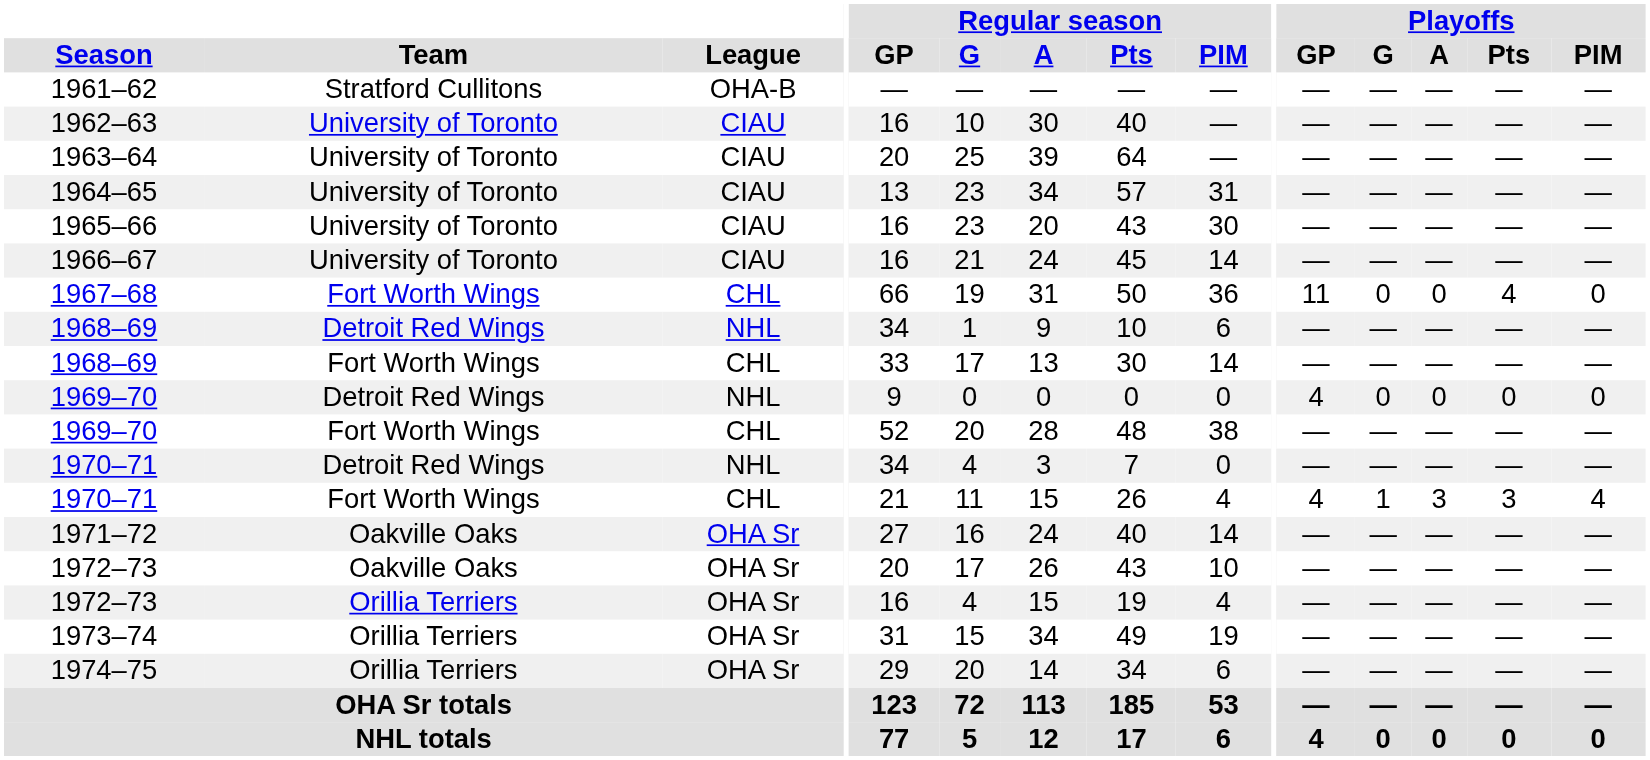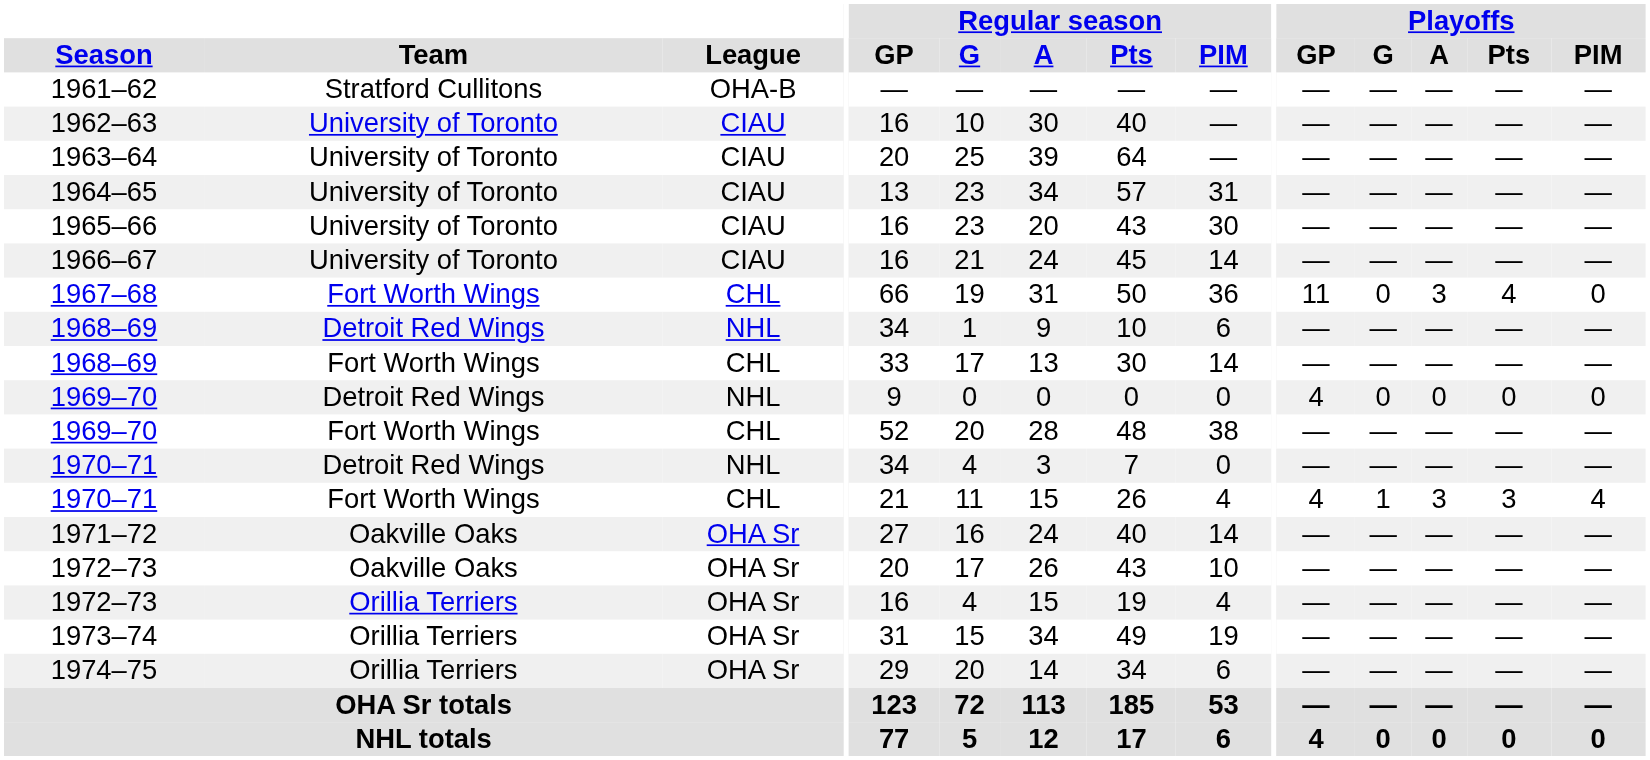(1439, 294) 0 -> (1439, 294) 3
